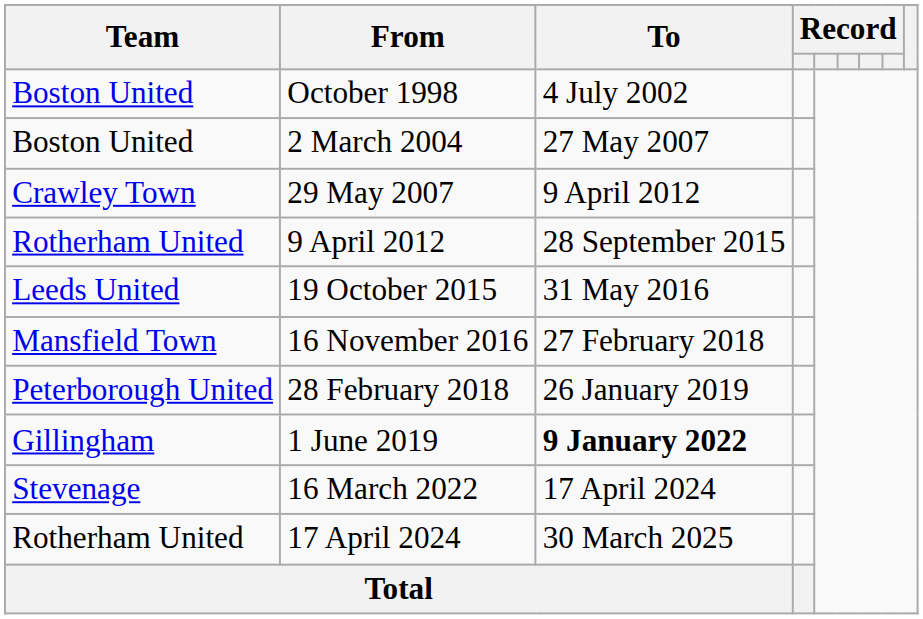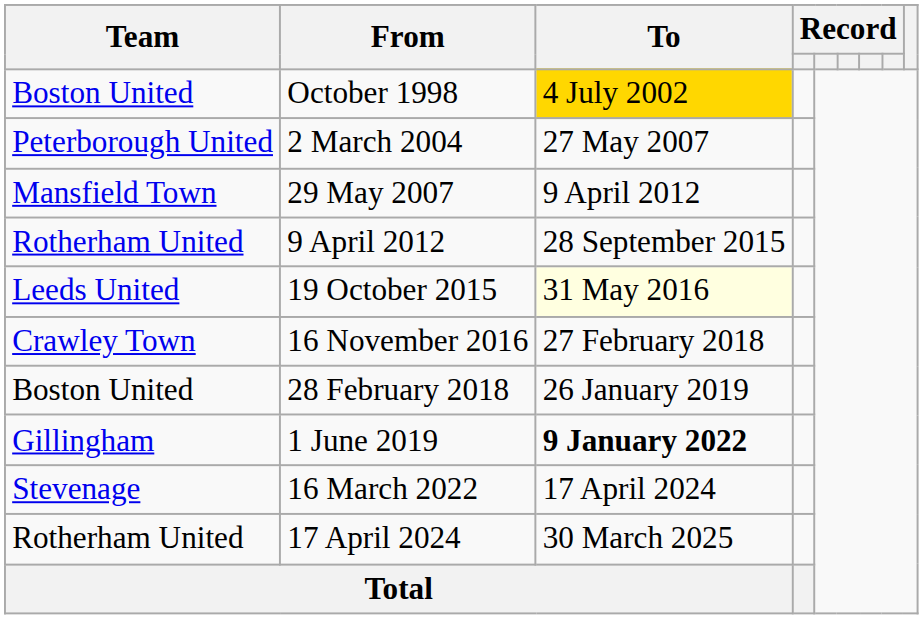(615, 93) no background -> (615, 93) gold background
(103, 142) Boston United -> (143, 142) Peterborough United
(104, 192) Crawley Town -> (114, 192) Mansfield Town
(626, 291) no background -> (626, 291) lightyellow background
(114, 340) Mansfield Town -> (104, 340) Crawley Town
(143, 389) Peterborough United -> (103, 389) Boston United
